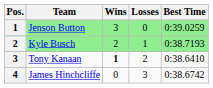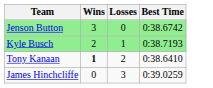- column: (15, 12)
(185, 28) 0:39.0259 -> (163, 28) 0:38.6742
(185, 75) 0:38.6742 -> (163, 75) 0:39.0259
